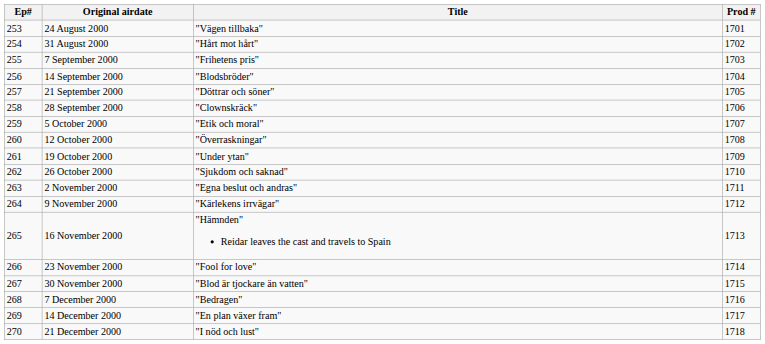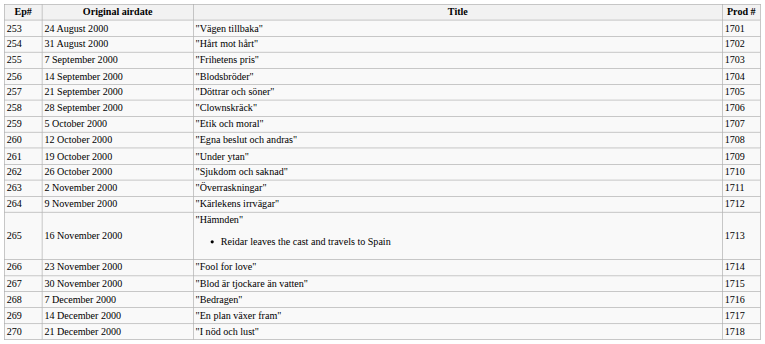(231, 140) "Överraskningar" -> (246, 140) "Egna beslut och andras"
(246, 188) "Egna beslut och andras" -> (231, 188) "Överraskningar"
